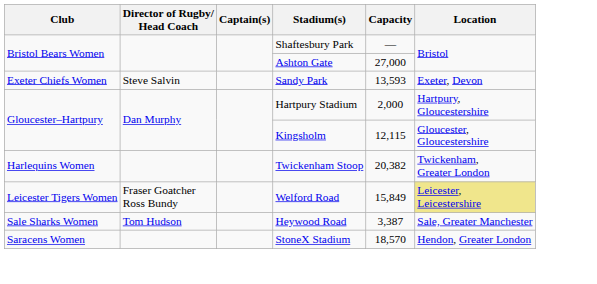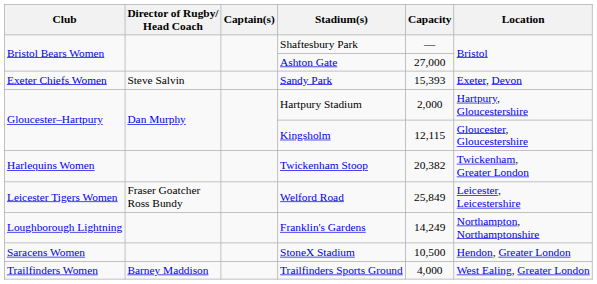(390, 80) 13,593 -> (430, 80) 15,393
(390, 197) 15,849 -> (430, 197) 25,849
(449, 197) khaki background -> (489, 197) no background
+ row: (323, 227)
- row: (311, 221)
(390, 239) 18,570 -> (430, 252) 10,500
+ row: (341, 270)
